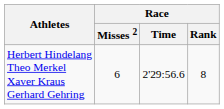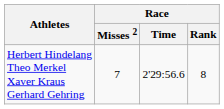(117, 74) 6 -> (117, 74) 7
